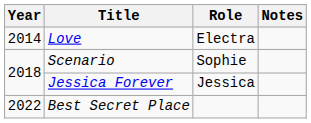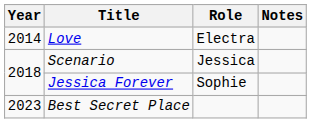(221, 61) Sophie -> (226, 61) Jessica
(226, 84) Jessica -> (221, 84) Sophie
(25, 107) 2022 -> (25, 107) 2023
